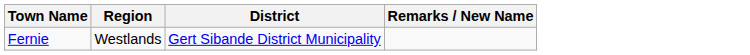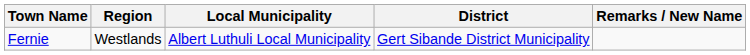+ column: (269, 16)
